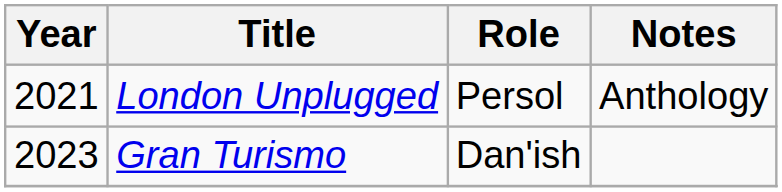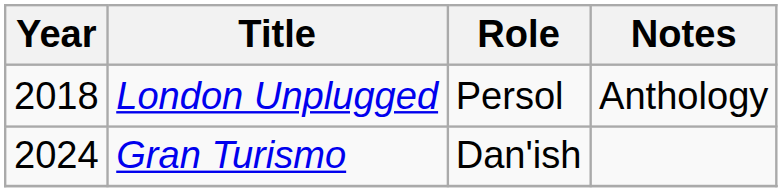(56, 95) 2021 -> (56, 95) 2018
(56, 155) 2023 -> (56, 155) 2024
